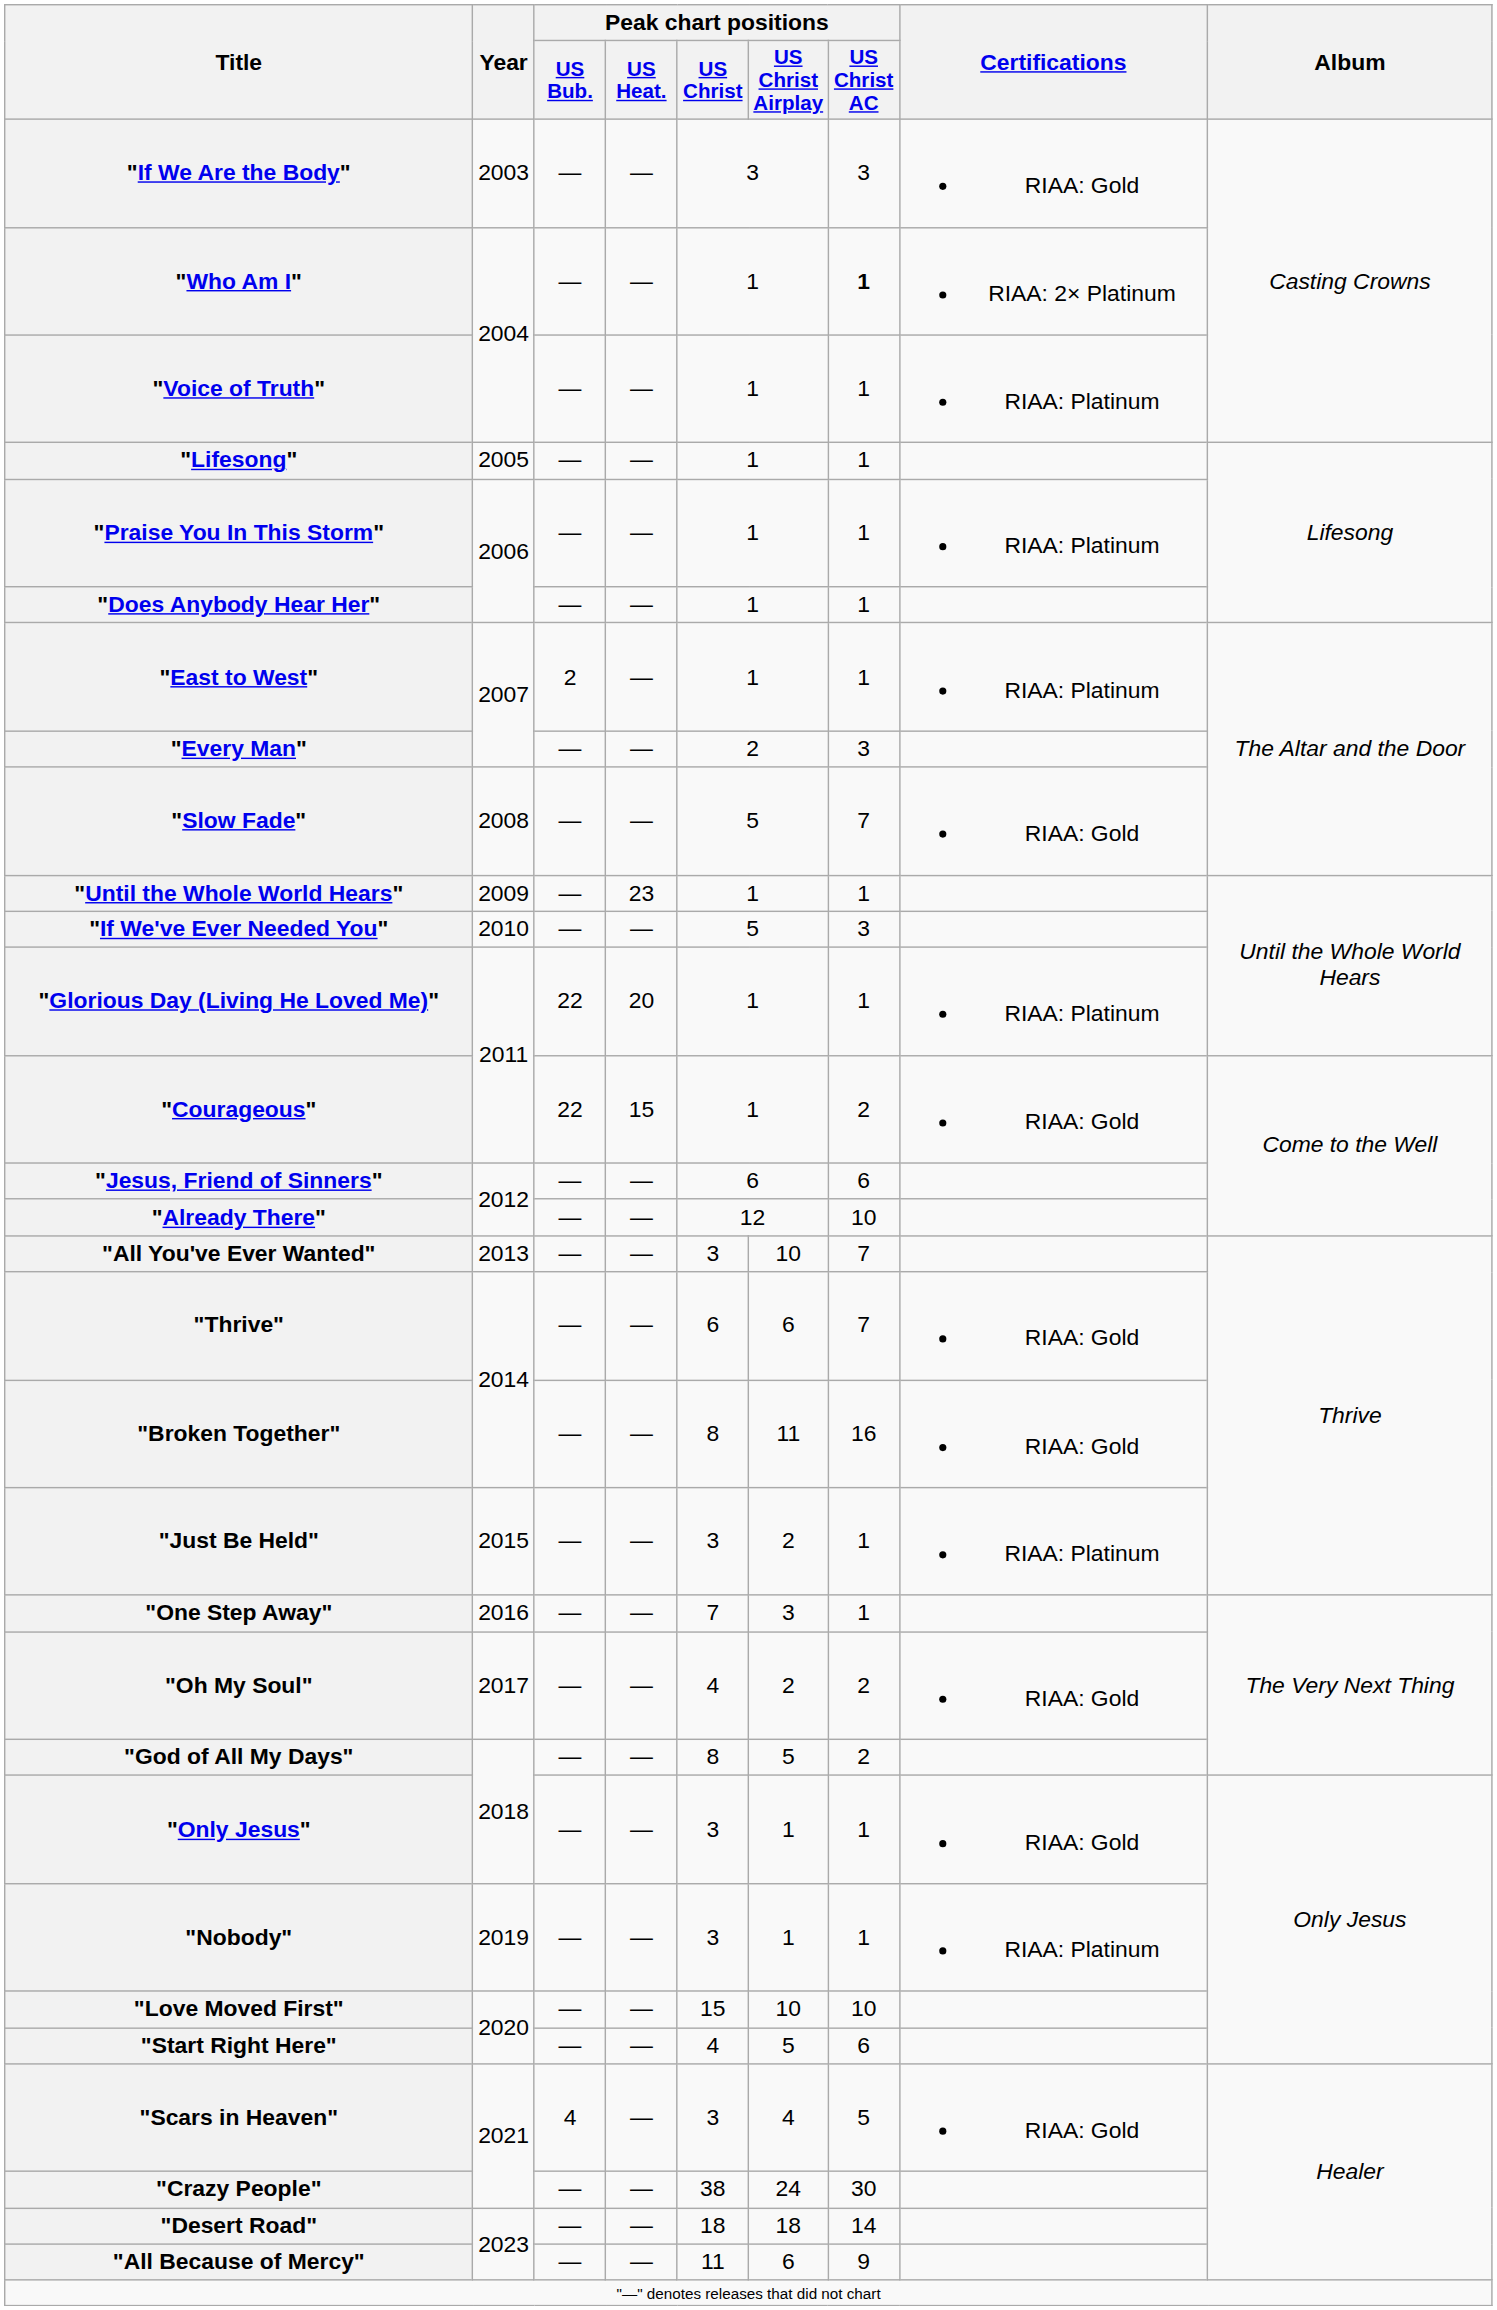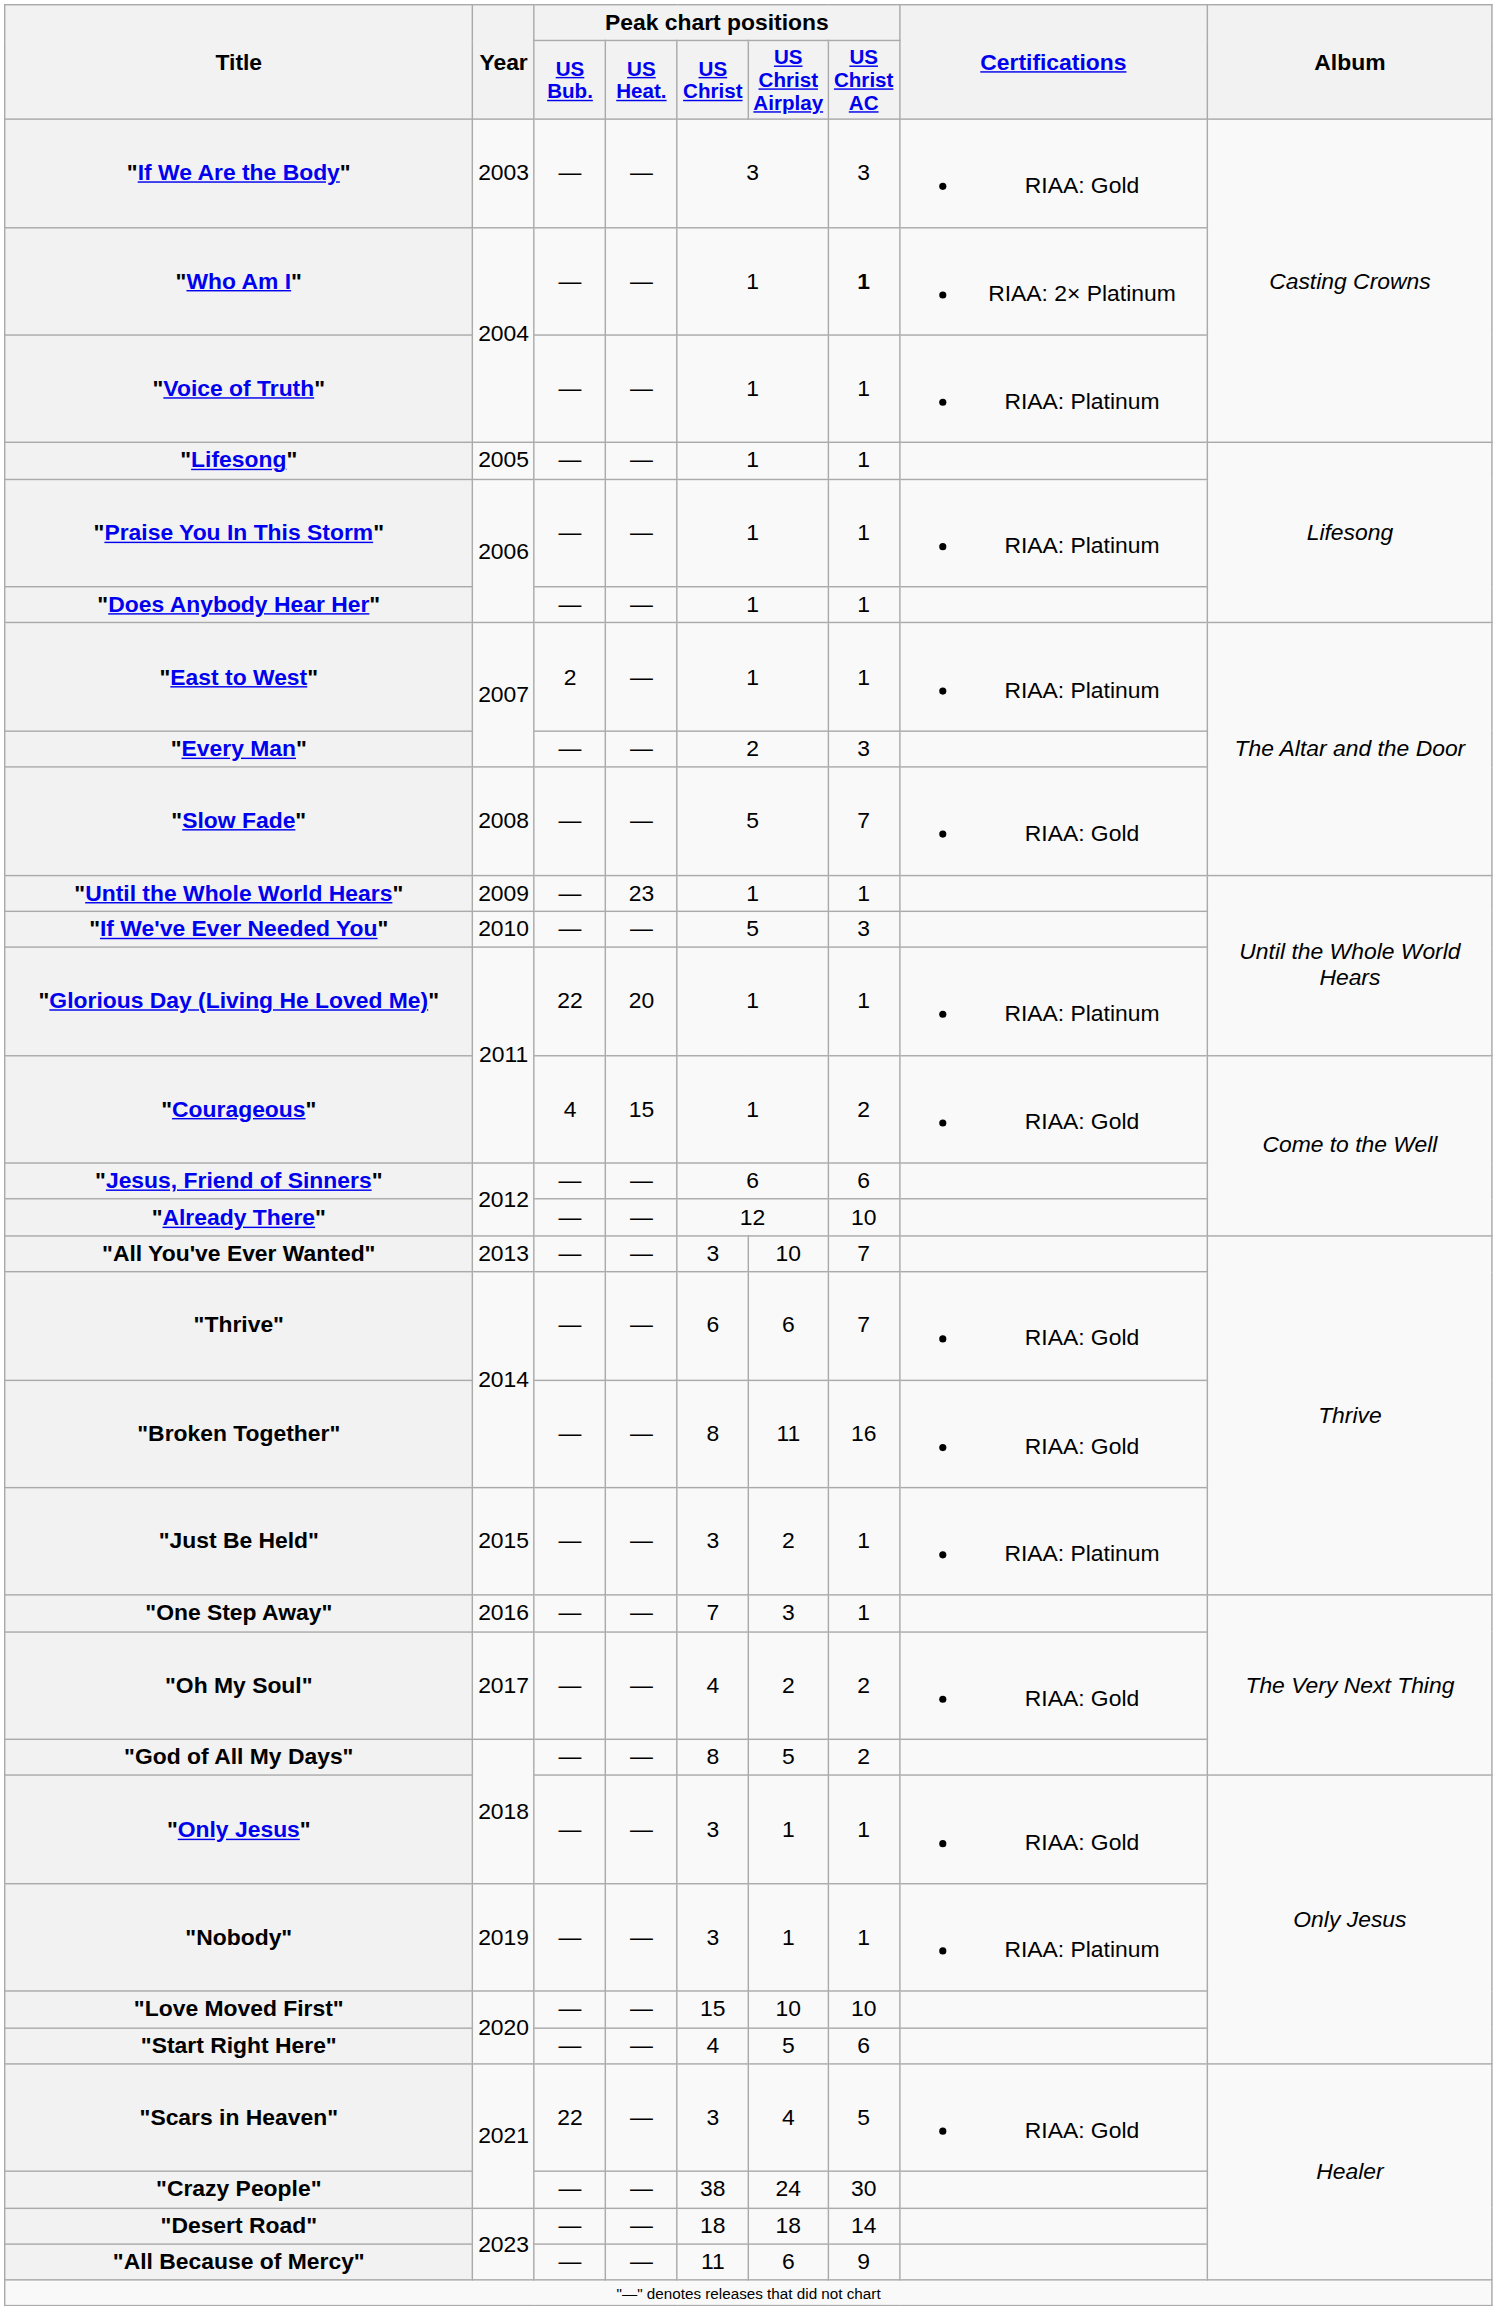(570, 1108) 22 -> (570, 1108) 4
(570, 2117) 4 -> (570, 2117) 22
